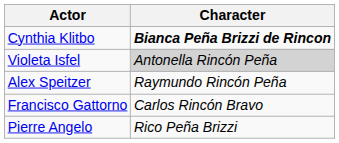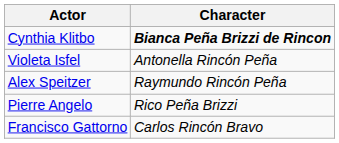(206, 60) lightgrey background -> (206, 60) no background
rows swapped: (50, 127) <-> (68, 104)
